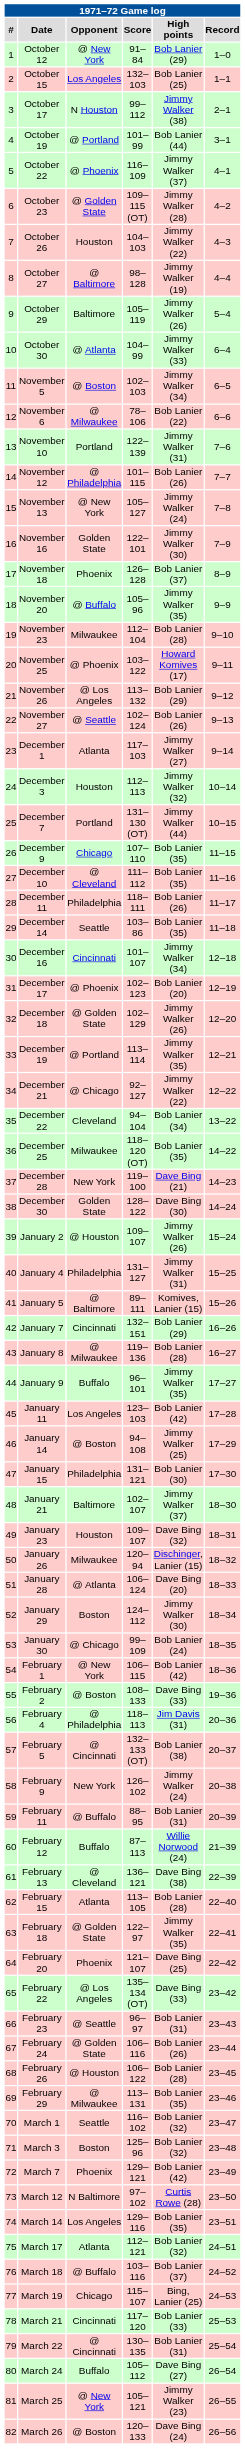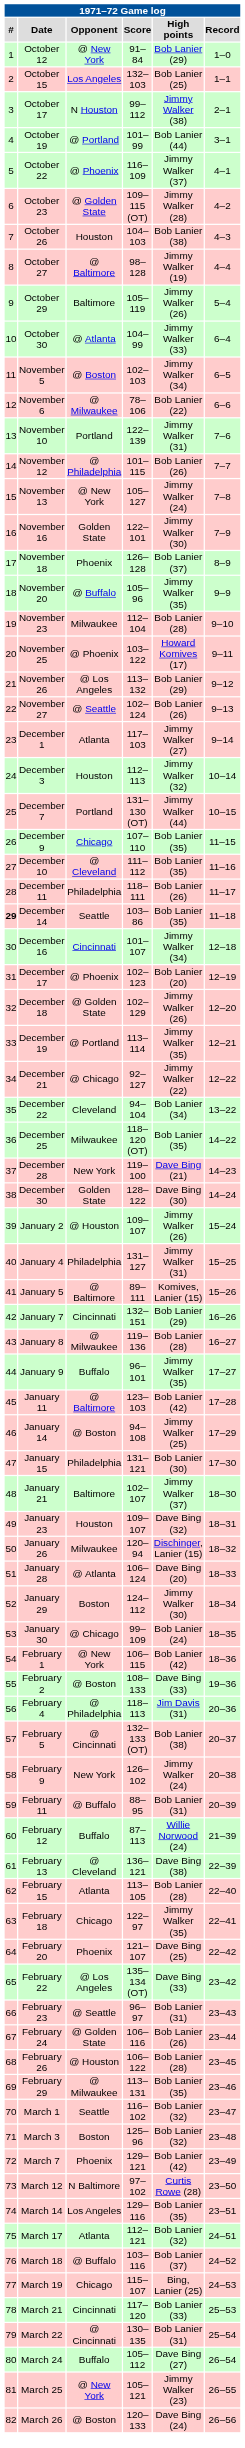(178, 242) Jimmy Walker (22) -> (178, 236) Bob Lanier (38)
(11, 927) normal -> (11, 916) bold
(94, 1413) Los Angeles -> (94, 1402) @ Baltimore
(94, 1932) @ Golden State -> (94, 1921) Chicago
